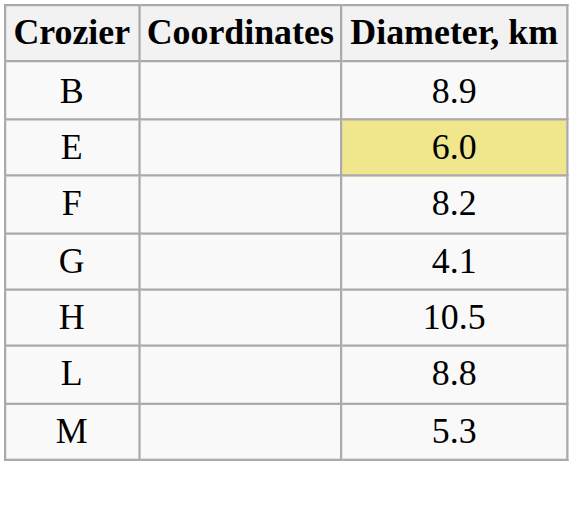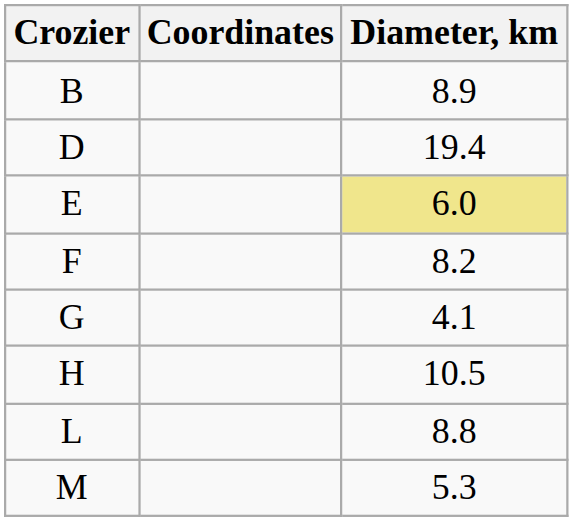+ row: (72, 146)
